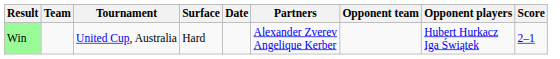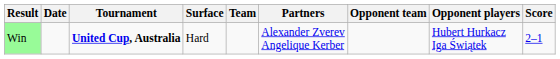columns swapped: (237, 13) <-> (57, 13)
(126, 38) normal -> (126, 38) bold
